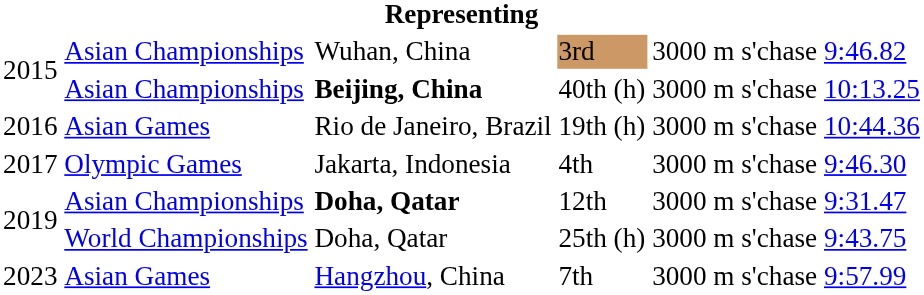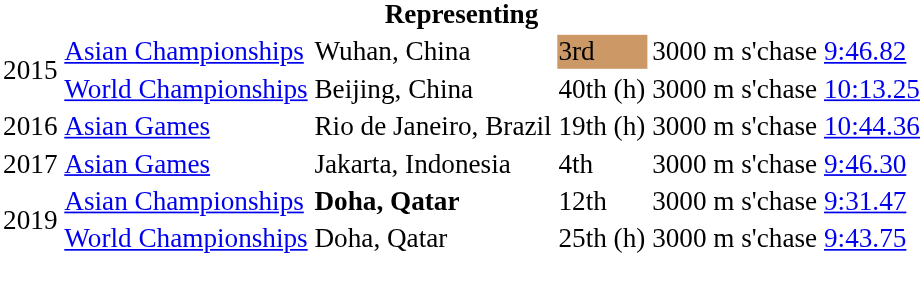(184, 88) Asian Championships -> (186, 88) World Championships
(398, 88) bold -> (394, 88) normal
(153, 163) Olympic Games -> (137, 163) Asian Games
- row: (576, 275)
